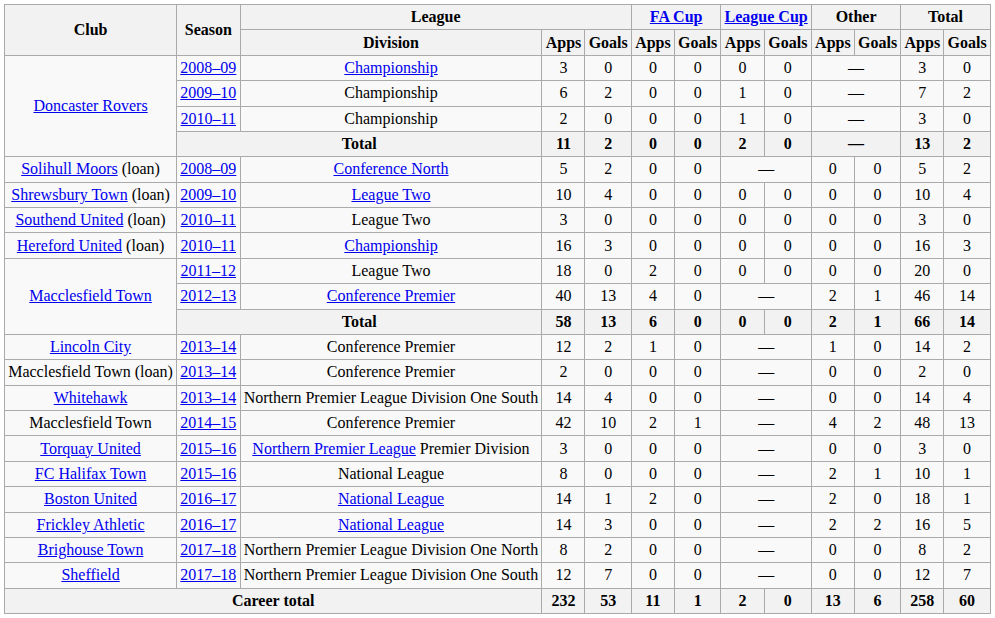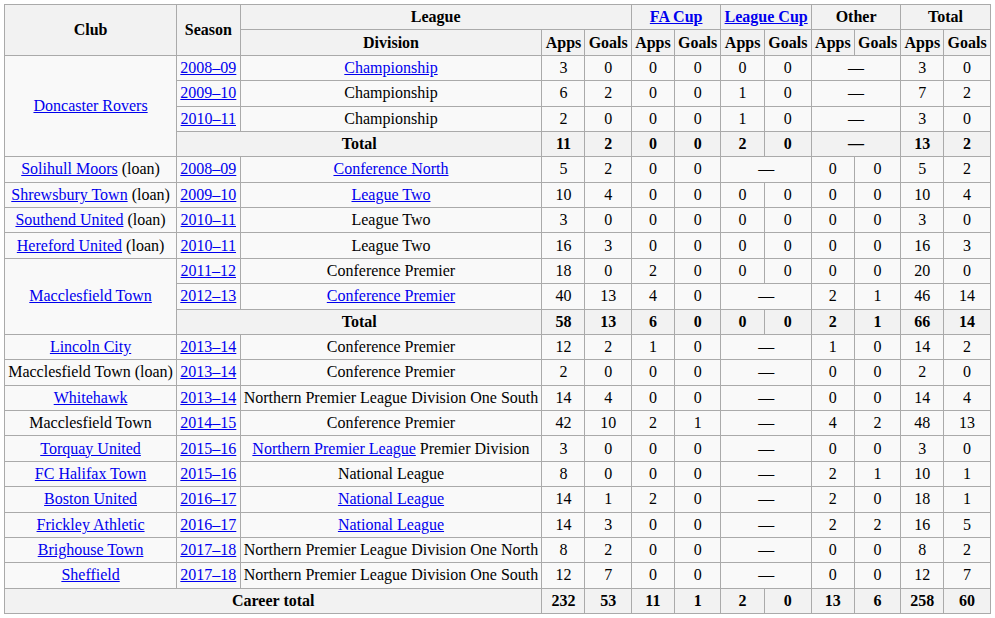(391, 245) Championship -> (391, 245) League Two
(391, 270) League Two -> (391, 270) Conference Premier
